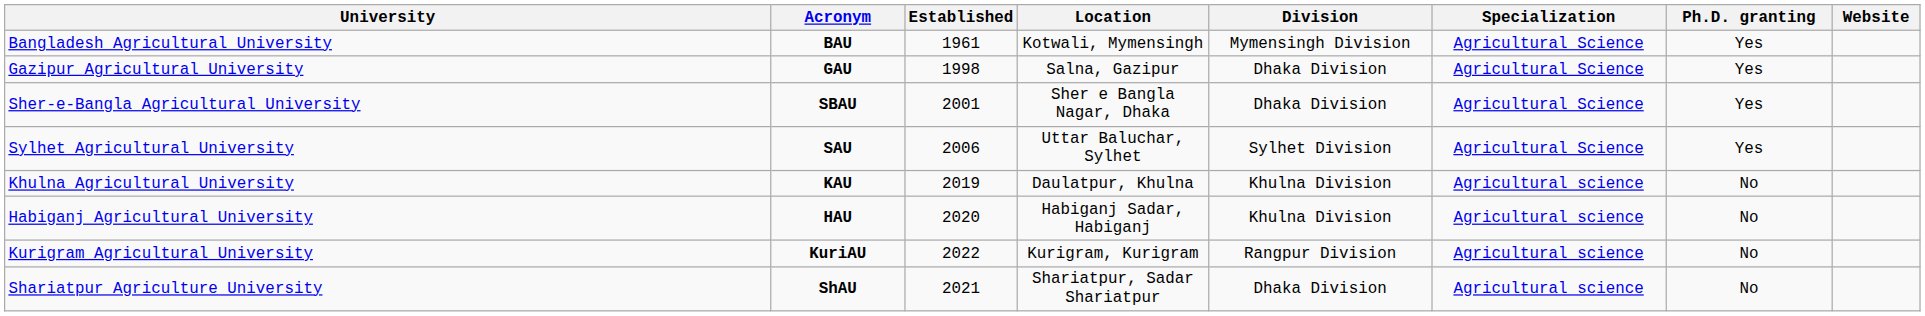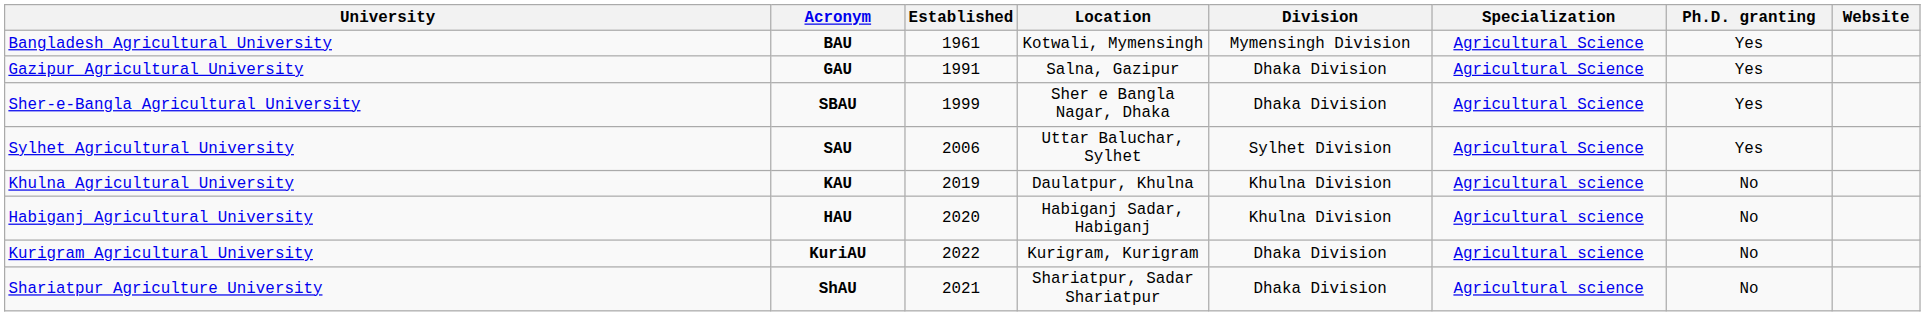(961, 69) 1998 -> (961, 69) 1991
(961, 104) 2001 -> (961, 104) 1999
(1320, 253) Rangpur Division -> (1320, 253) Dhaka Division
